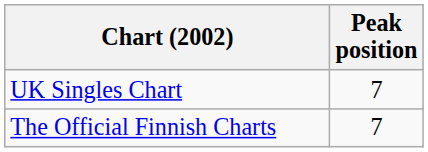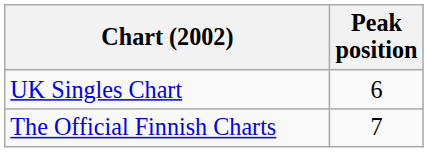(376, 89) 7 -> (376, 89) 6
